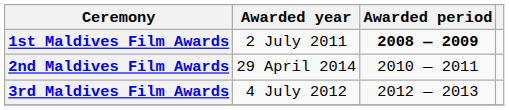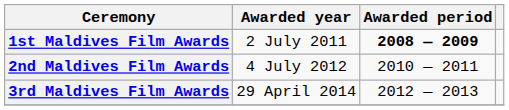(296, 67) 29 April 2014 -> (296, 67) 4 July 2012
(296, 92) 4 July 2012 -> (296, 92) 29 April 2014
